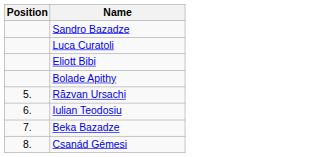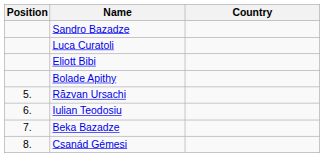+ column: (252, 12)
